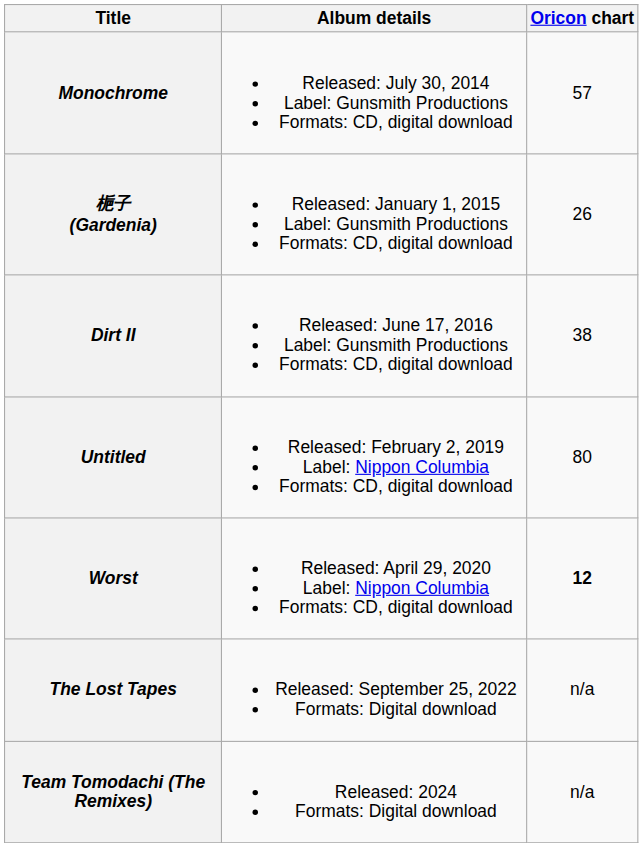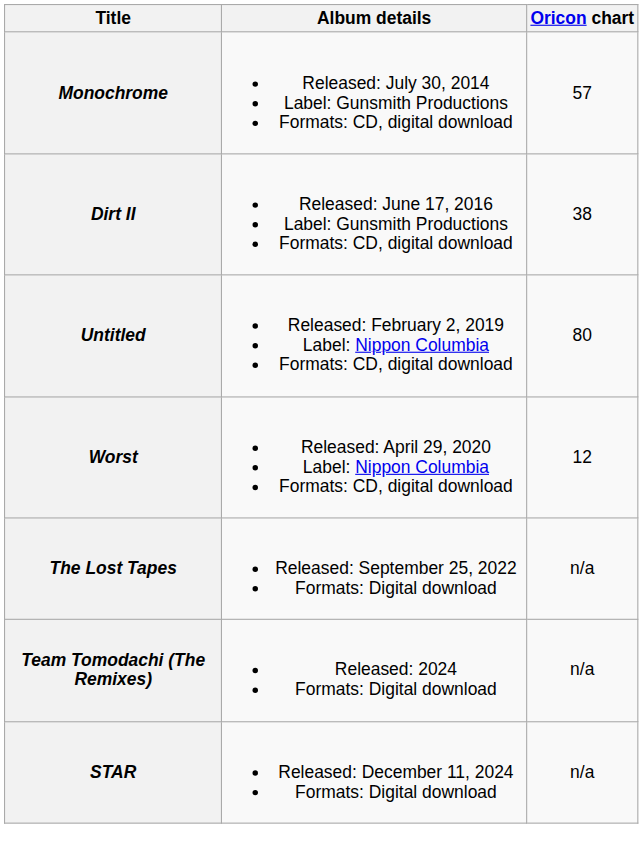- row: (113, 214)
(582, 578) bold -> (582, 457) normal
+ row: (113, 772)
